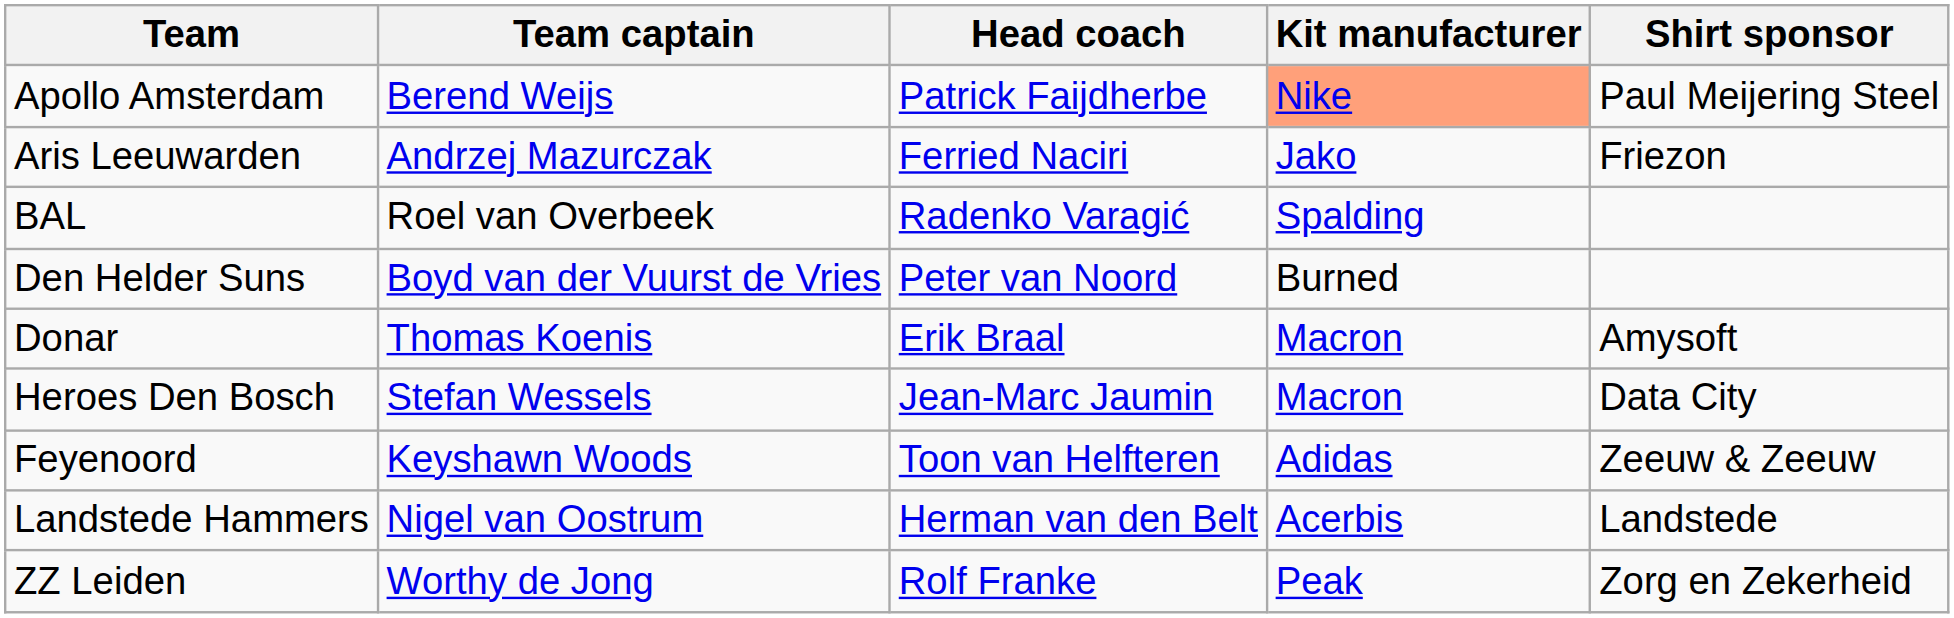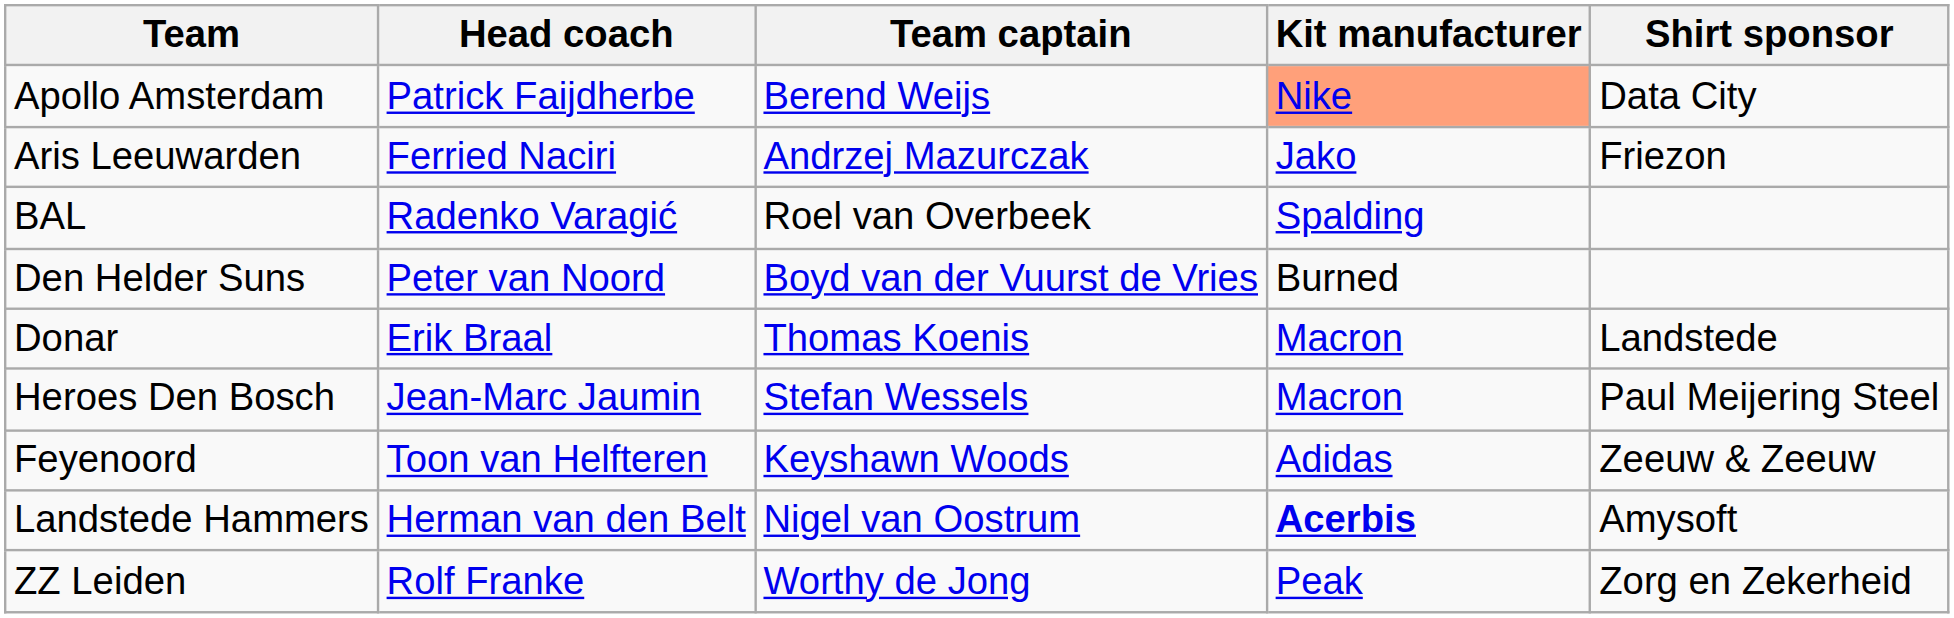columns swapped: (1078, 34) <-> (634, 34)
(1769, 95) Paul Meijering Steel -> (1678, 95) Data City
(1668, 338) Amysoft -> (1689, 338) Landstede
(1678, 398) Data City -> (1769, 398) Paul Meijering Steel
(1339, 519) normal -> (1346, 519) bold
(1689, 519) Landstede -> (1668, 519) Amysoft
